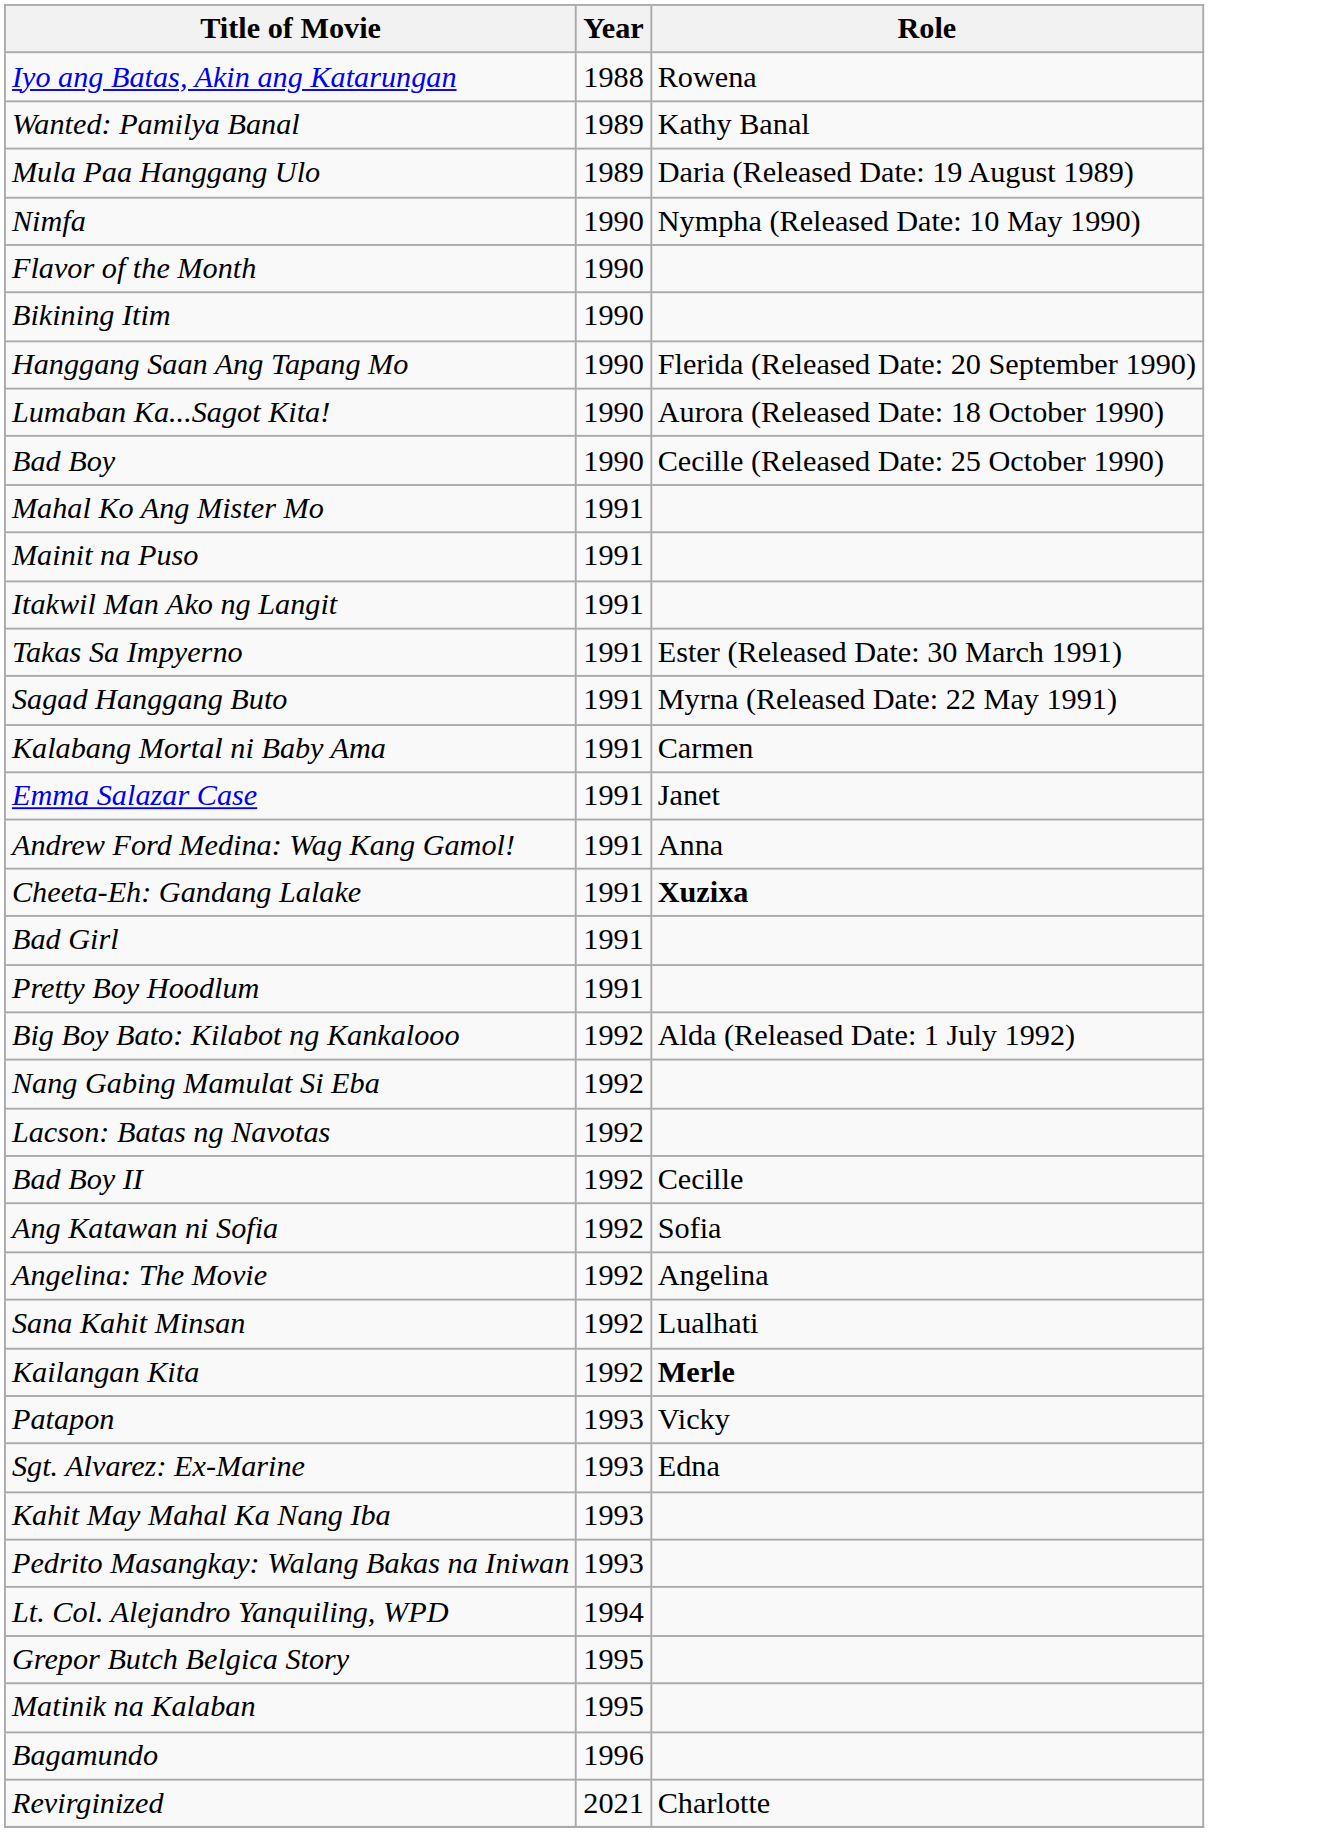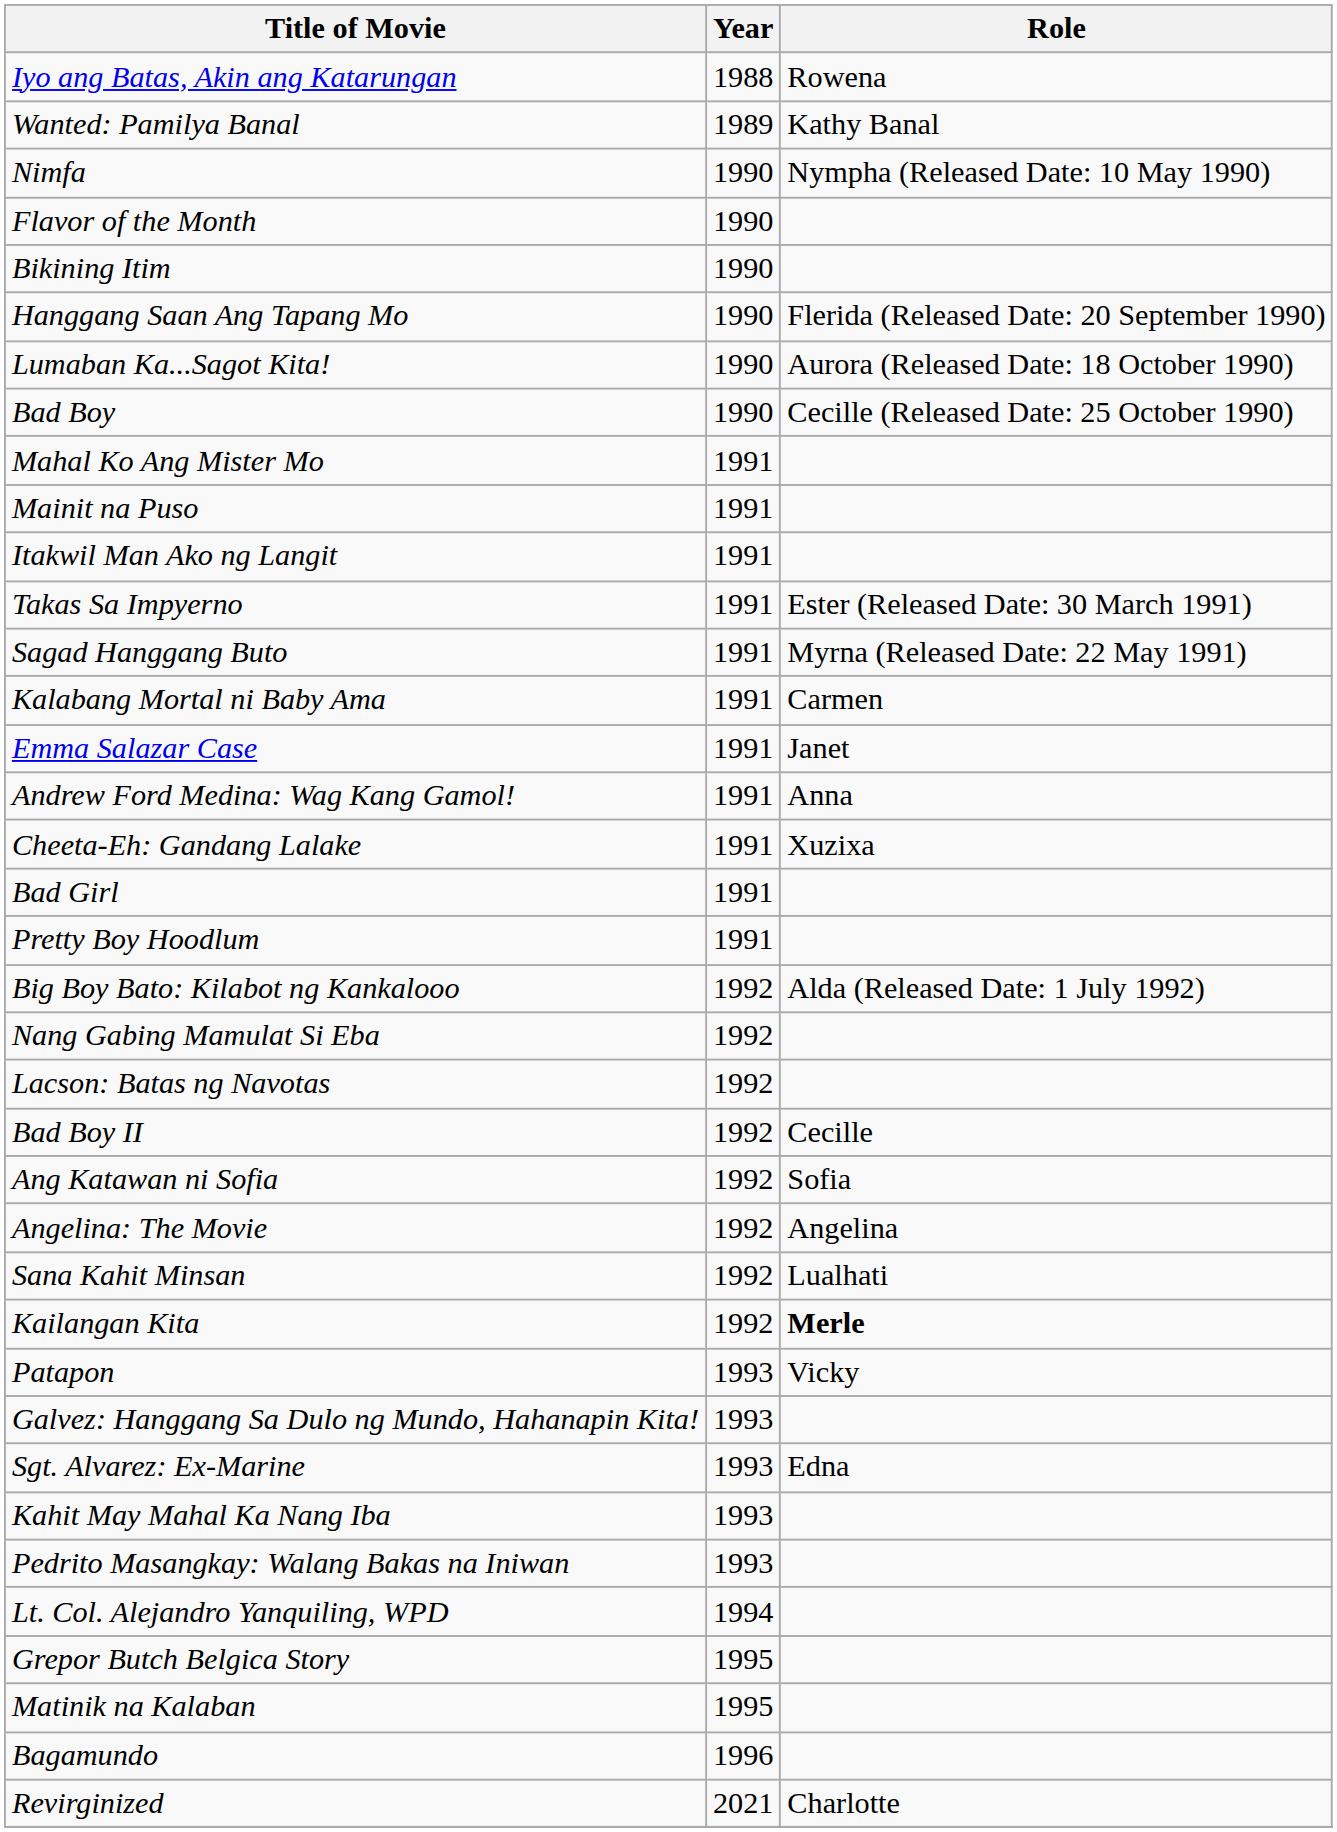- row: (166, 172)
(703, 891) bold -> (831, 843) normal
+ row: (355, 1419)
